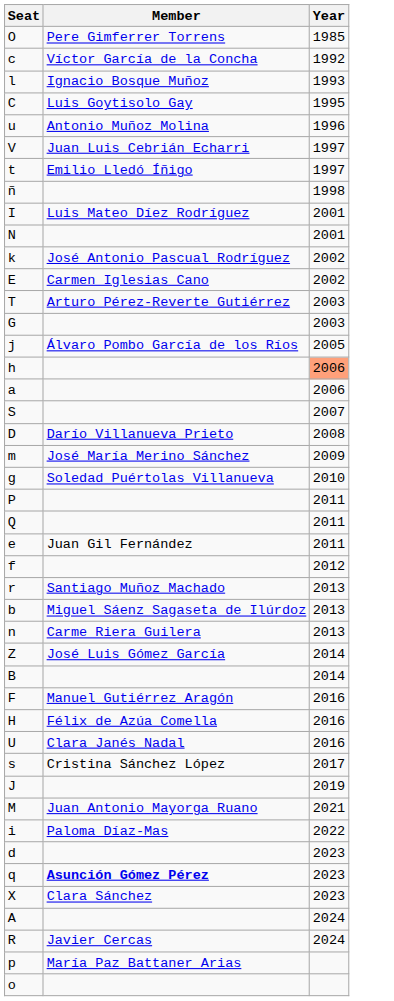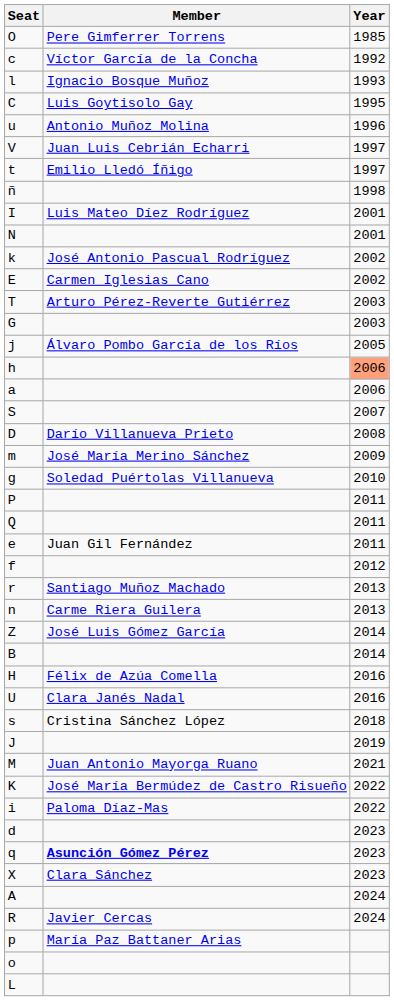- row: (12, 610)
- row: (12, 699)
(329, 765) 2017 -> (370, 721) 2018
+ row: (12, 787)
+ row: (12, 985)
